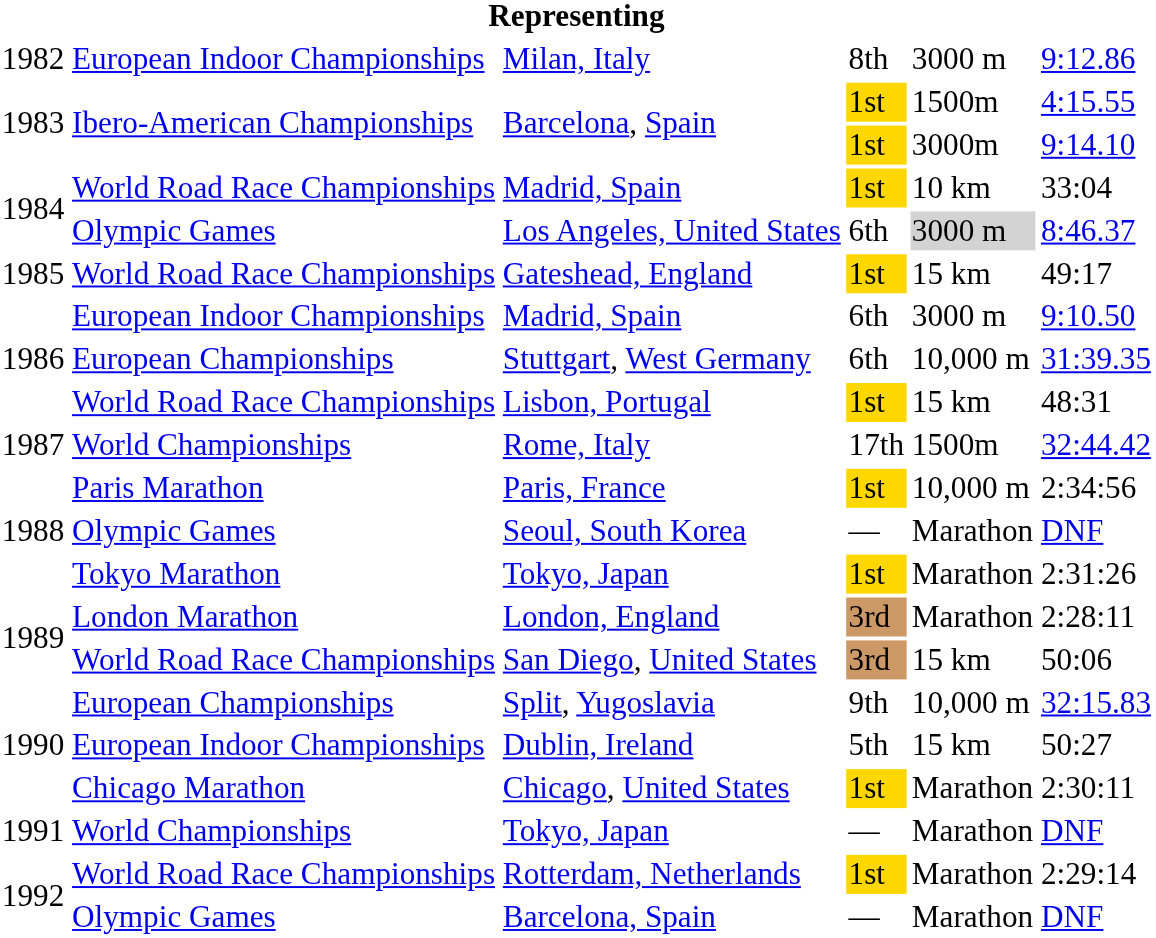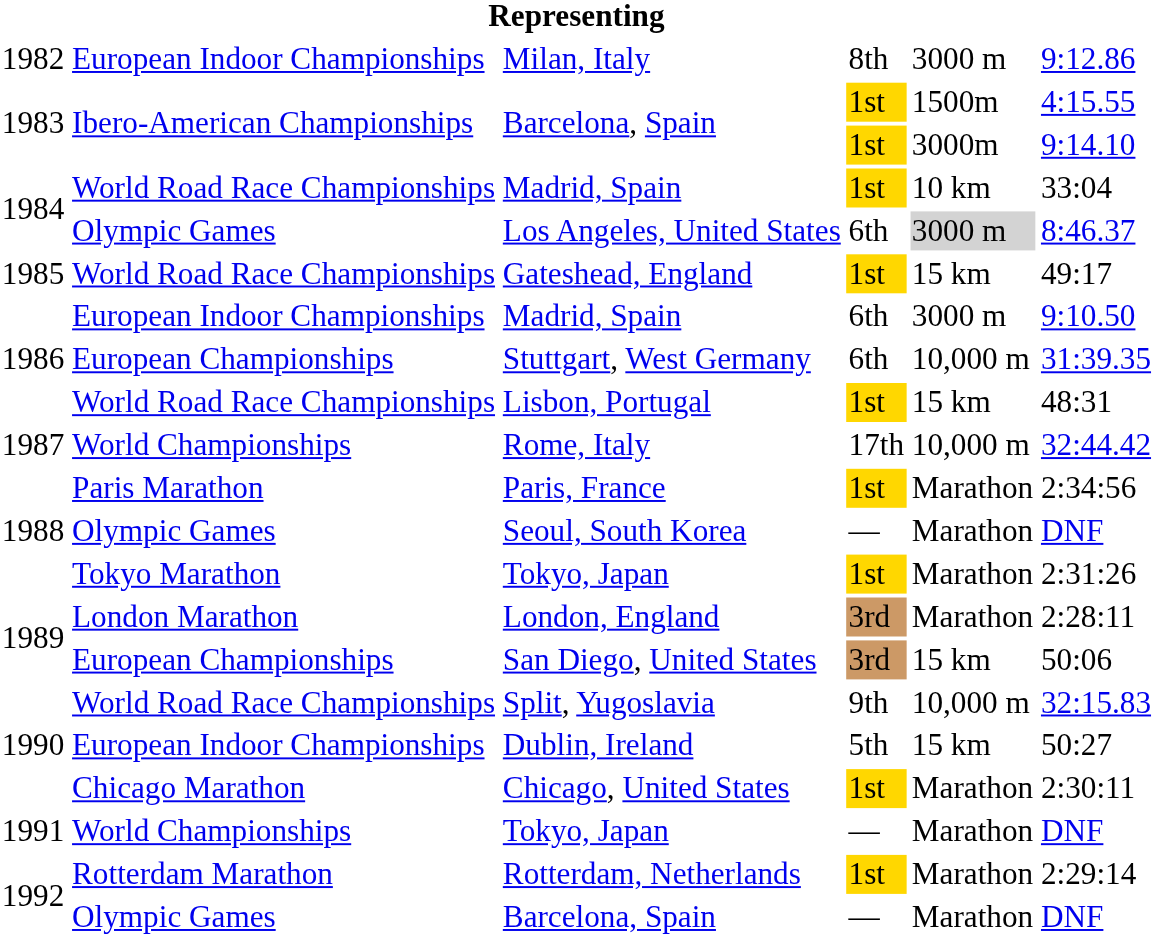(955, 444) 1500m -> (971, 444) 10,000 m
(971, 487) 10,000 m -> (973, 487) Marathon
(284, 659) World Road Race Championships -> (233, 659) European Championships
(233, 702) European Championships -> (284, 702) World Road Race Championships
(284, 873) World Road Race Championships -> (202, 873) Rotterdam Marathon
